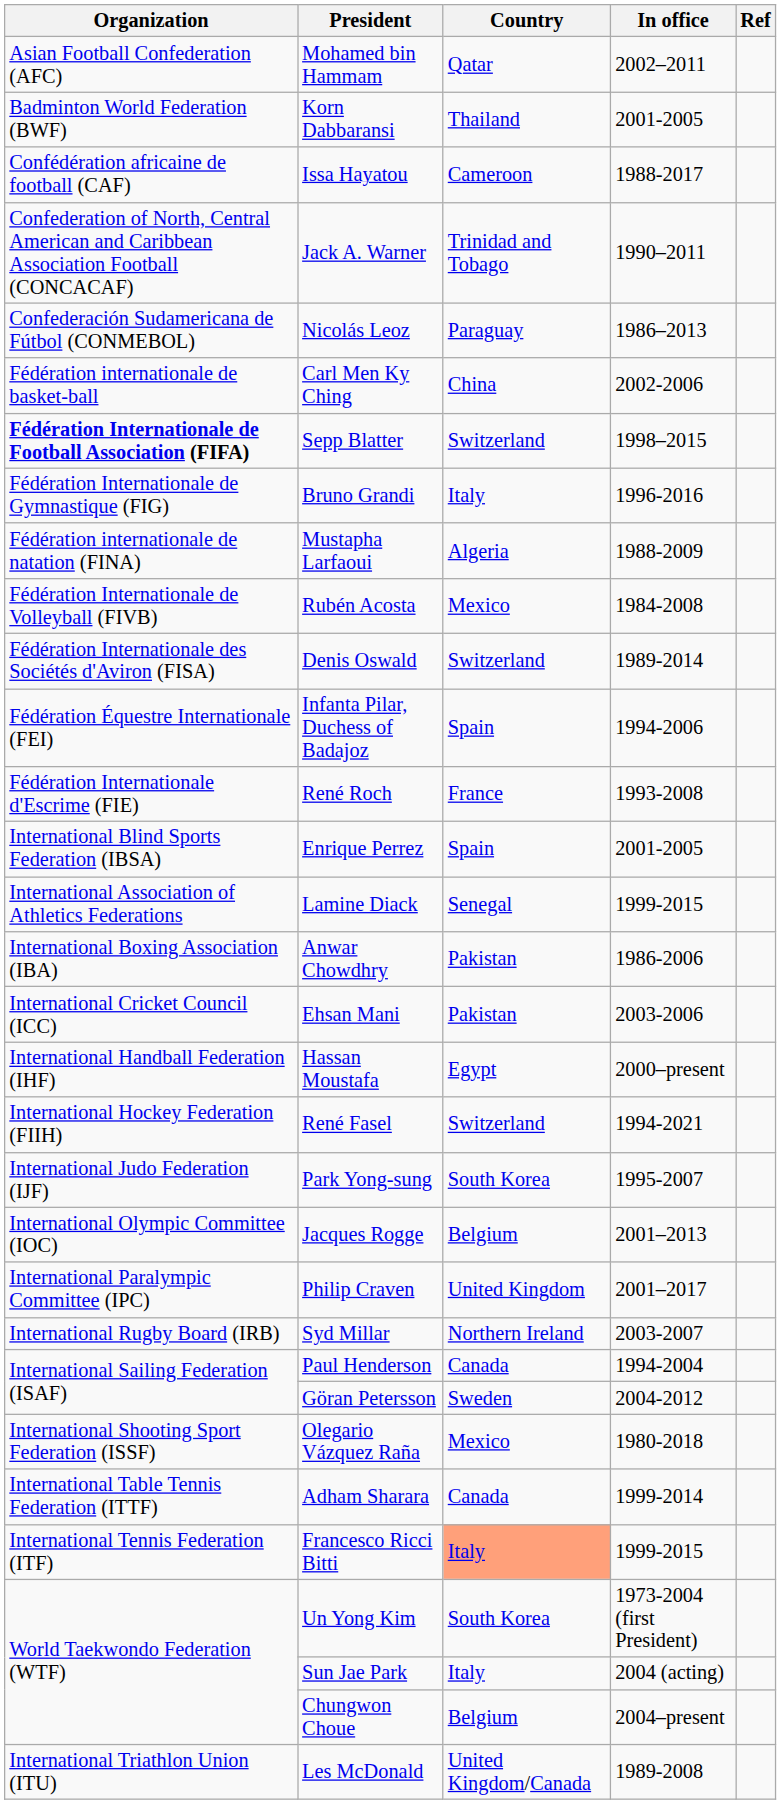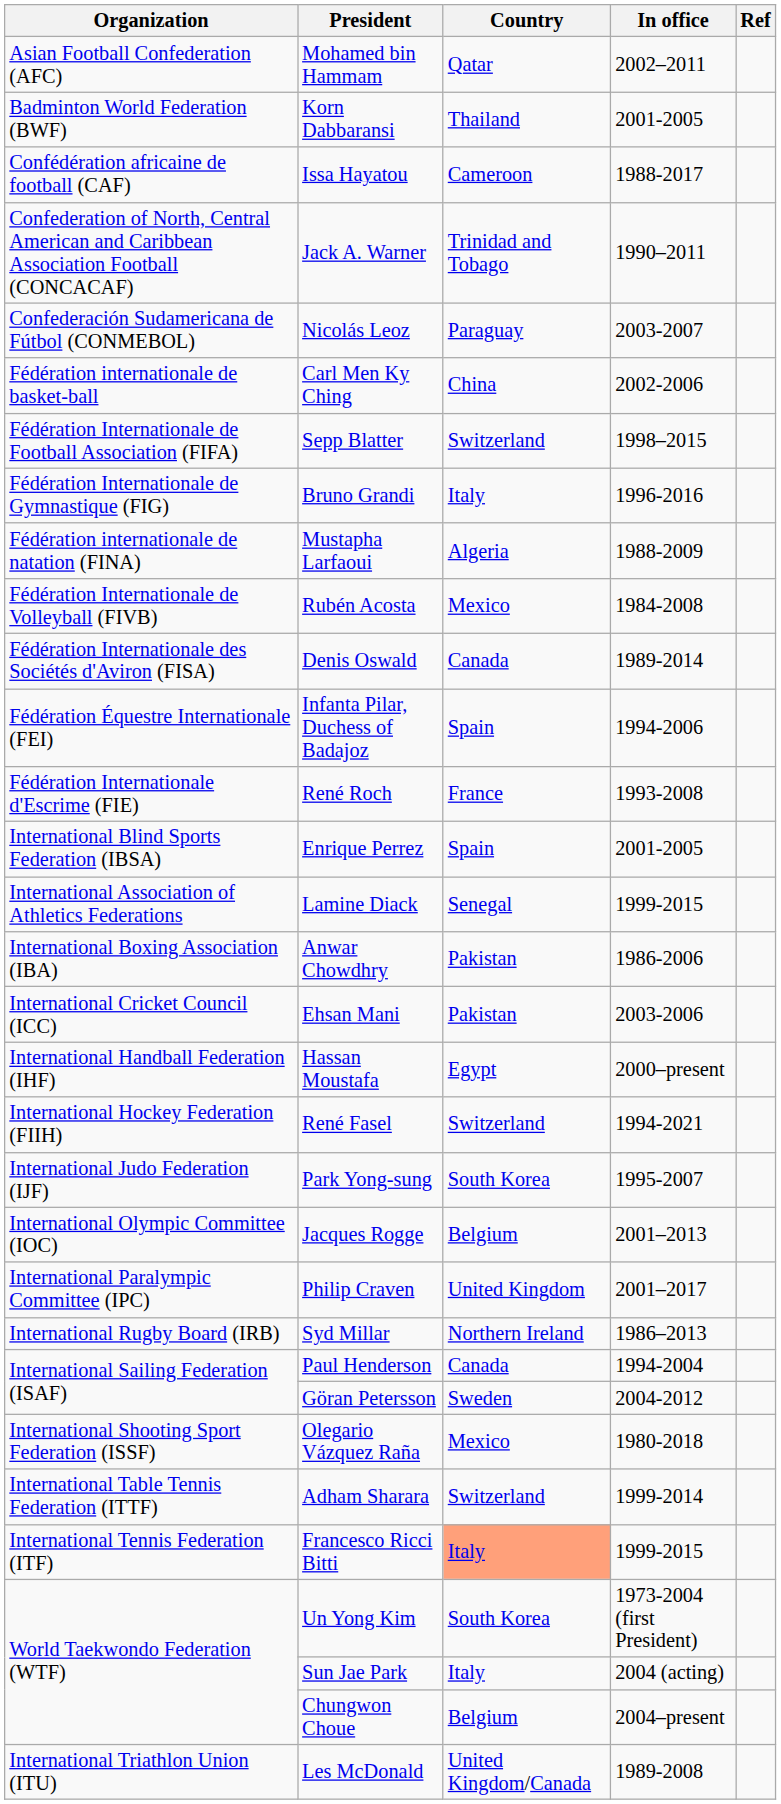(661, 330) 1986–2013 -> (659, 330) 2003-2007
(134, 440) bold -> (124, 440) normal
(496, 660) Switzerland -> (478, 660) Canada
(659, 1333) 2003-2007 -> (661, 1333) 1986–2013
(478, 1496) Canada -> (496, 1496) Switzerland
